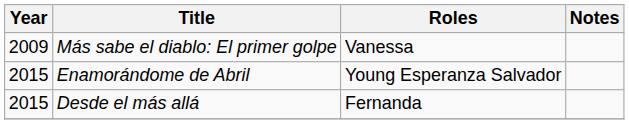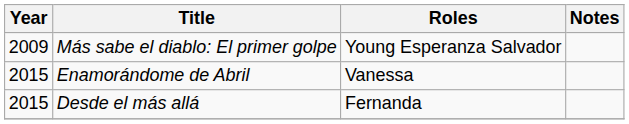(379, 47) Vanessa -> (453, 47) Young Esperanza Salvador
(453, 75) Young Esperanza Salvador -> (379, 75) Vanessa
